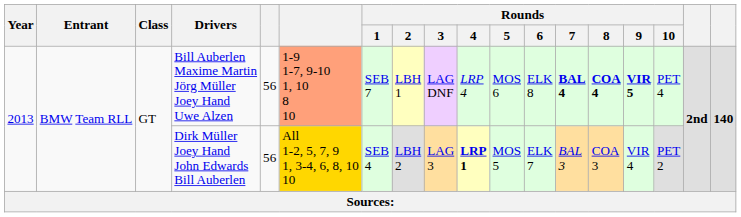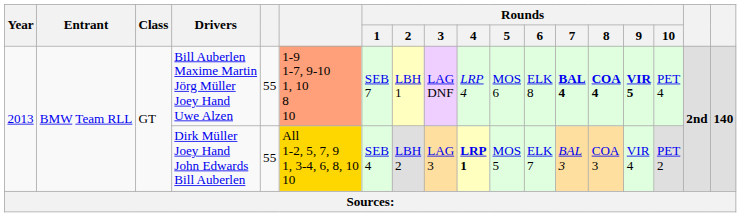(270, 86) 56 -> (270, 86) 55
(270, 158) 56 -> (270, 158) 55
